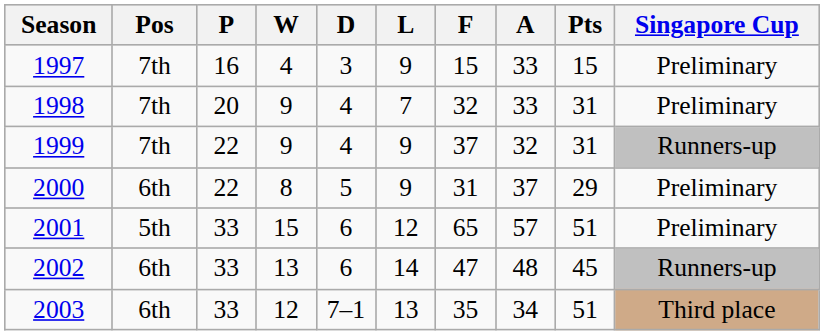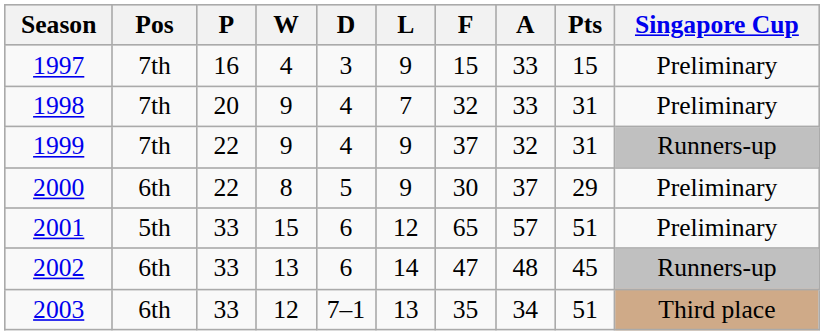(466, 187) 31 -> (466, 187) 30
